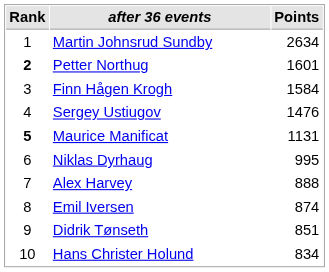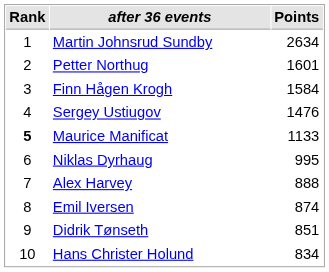(27, 66) bold -> (27, 66) normal
(303, 136) 1131 -> (303, 136) 1133
